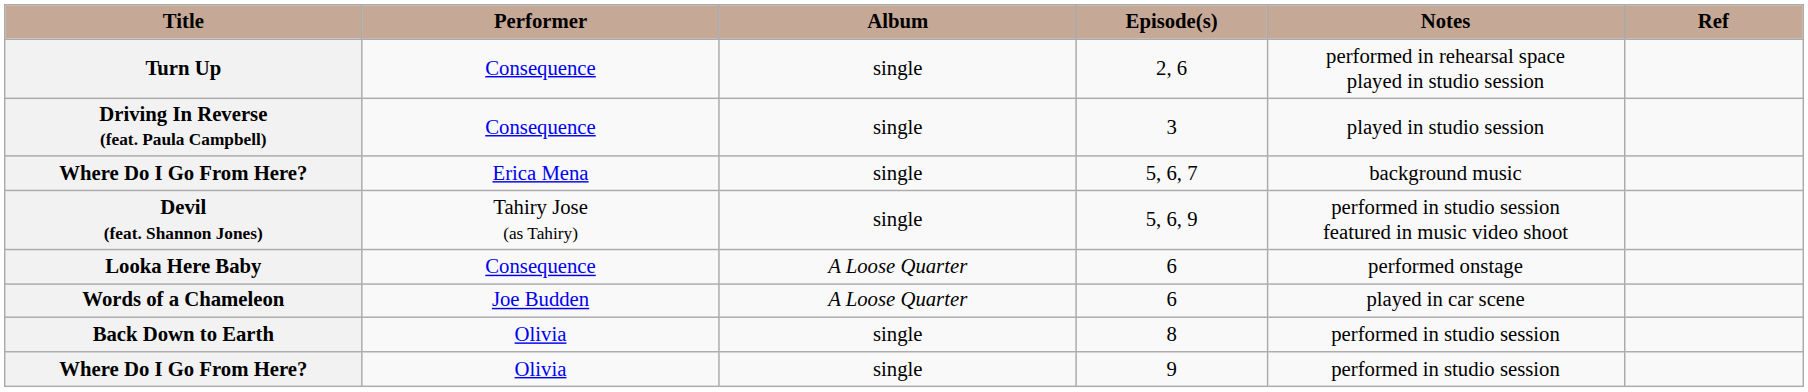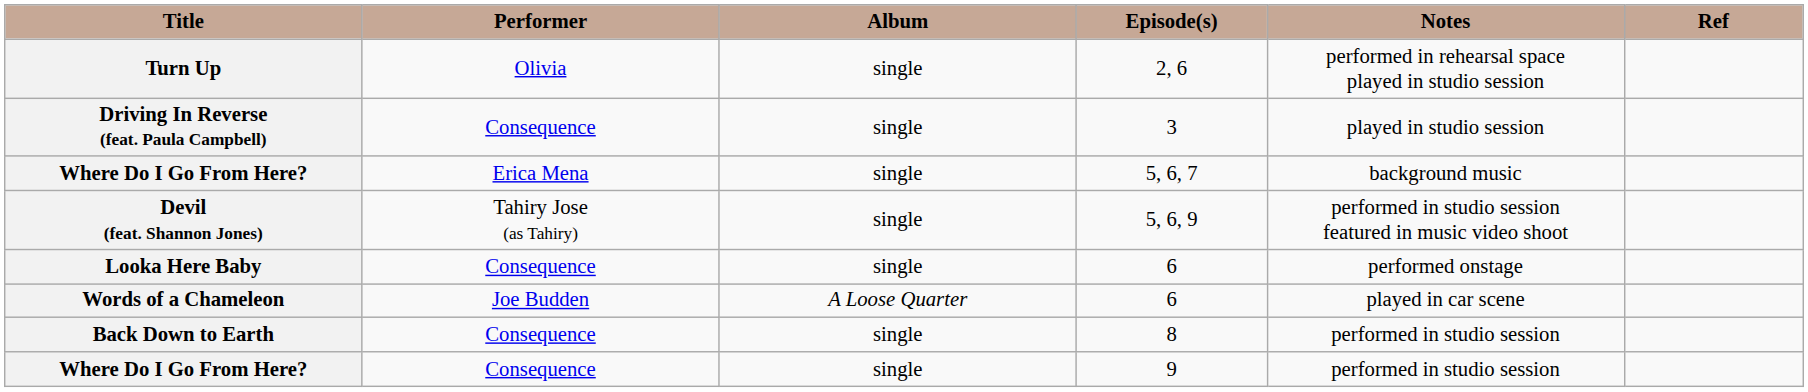(541, 68) Consequence -> (541, 68) Olivia
(898, 266) A Loose Quarter -> (898, 266) single
(541, 334) Olivia -> (541, 334) Consequence
(541, 369) Olivia -> (541, 369) Consequence
